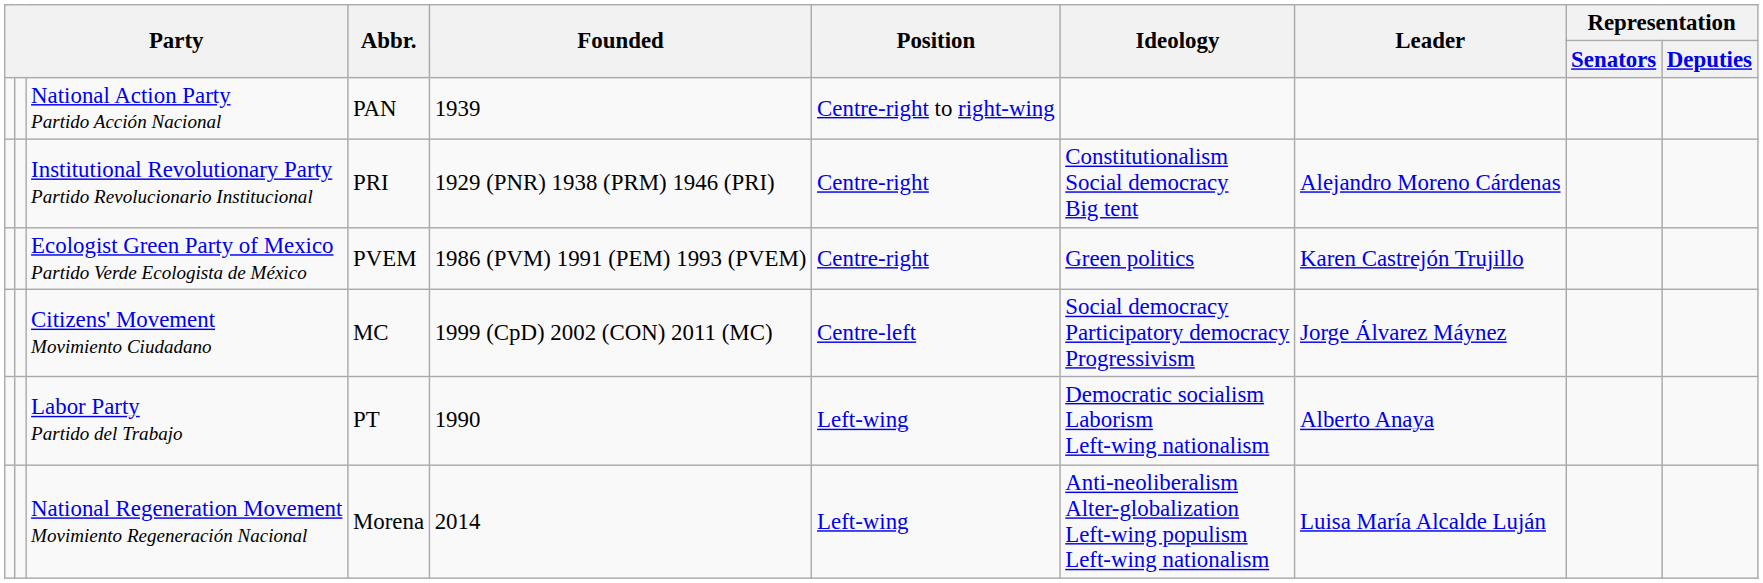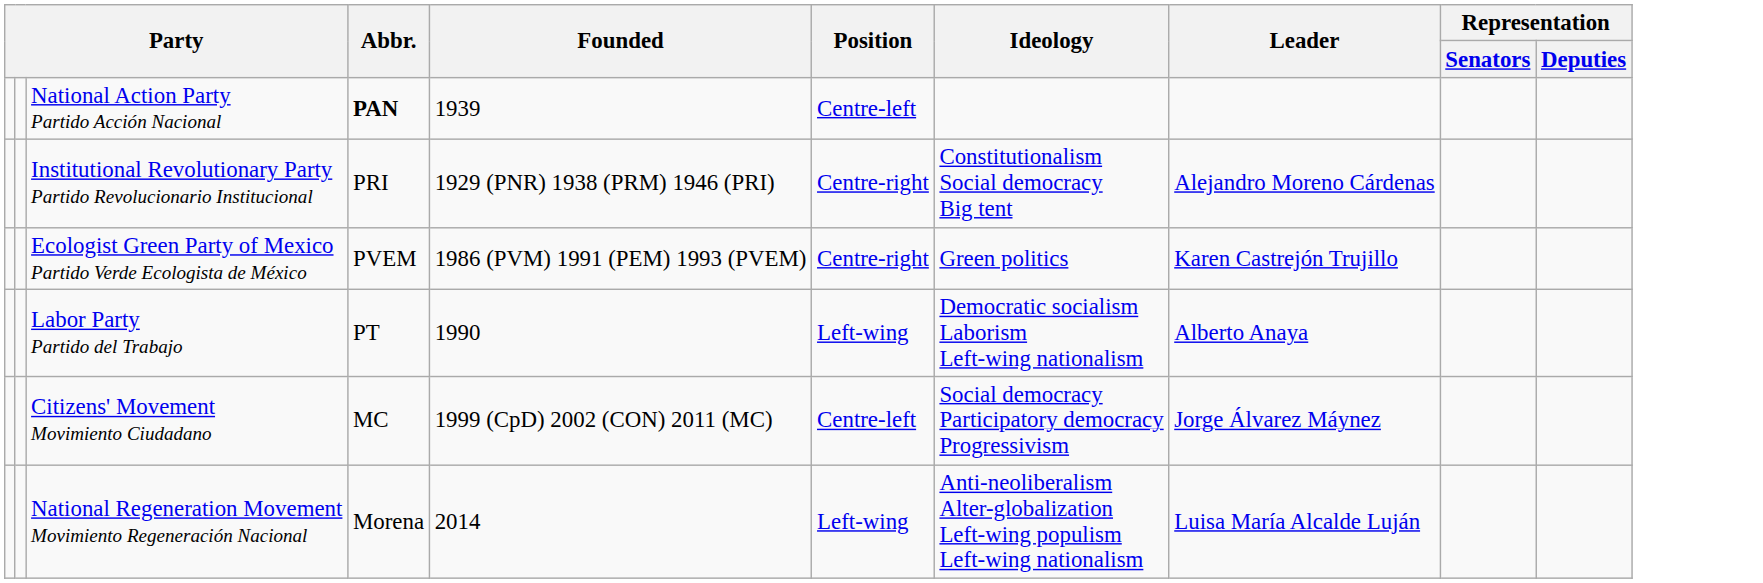(375, 108) normal -> (376, 108) bold
(936, 108) Centre-right to right-wing -> (867, 108) Centre-left
rows swapped: (107, 420) <-> (123, 332)
